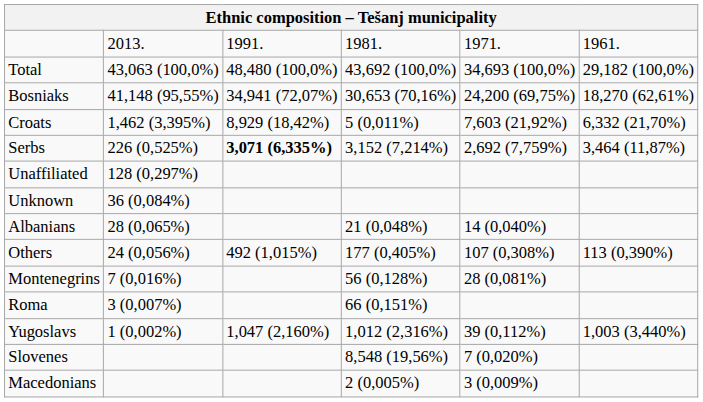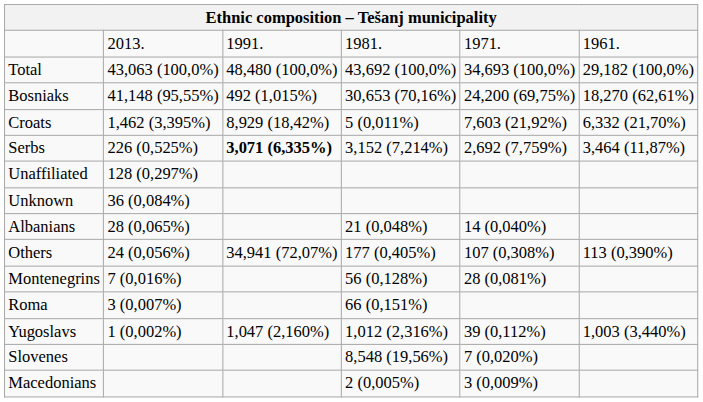(282, 95) 34,941 (72,07%) -> (272, 95) 492 (1,015%)
(272, 252) 492 (1,015%) -> (282, 252) 34,941 (72,07%)
